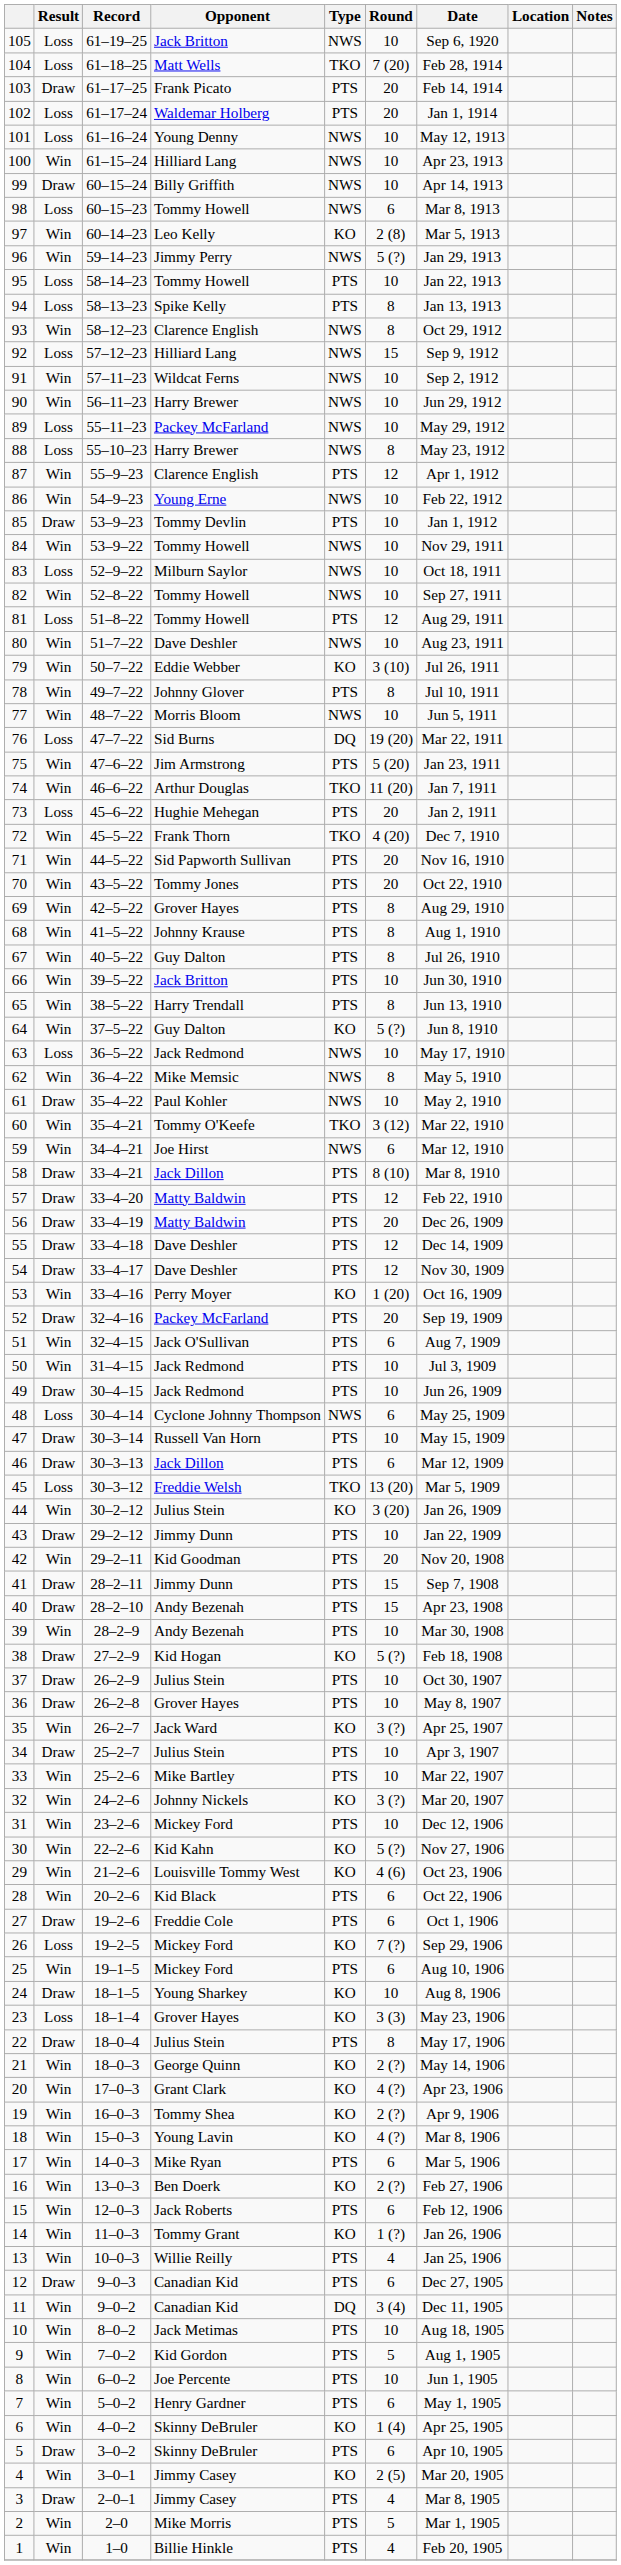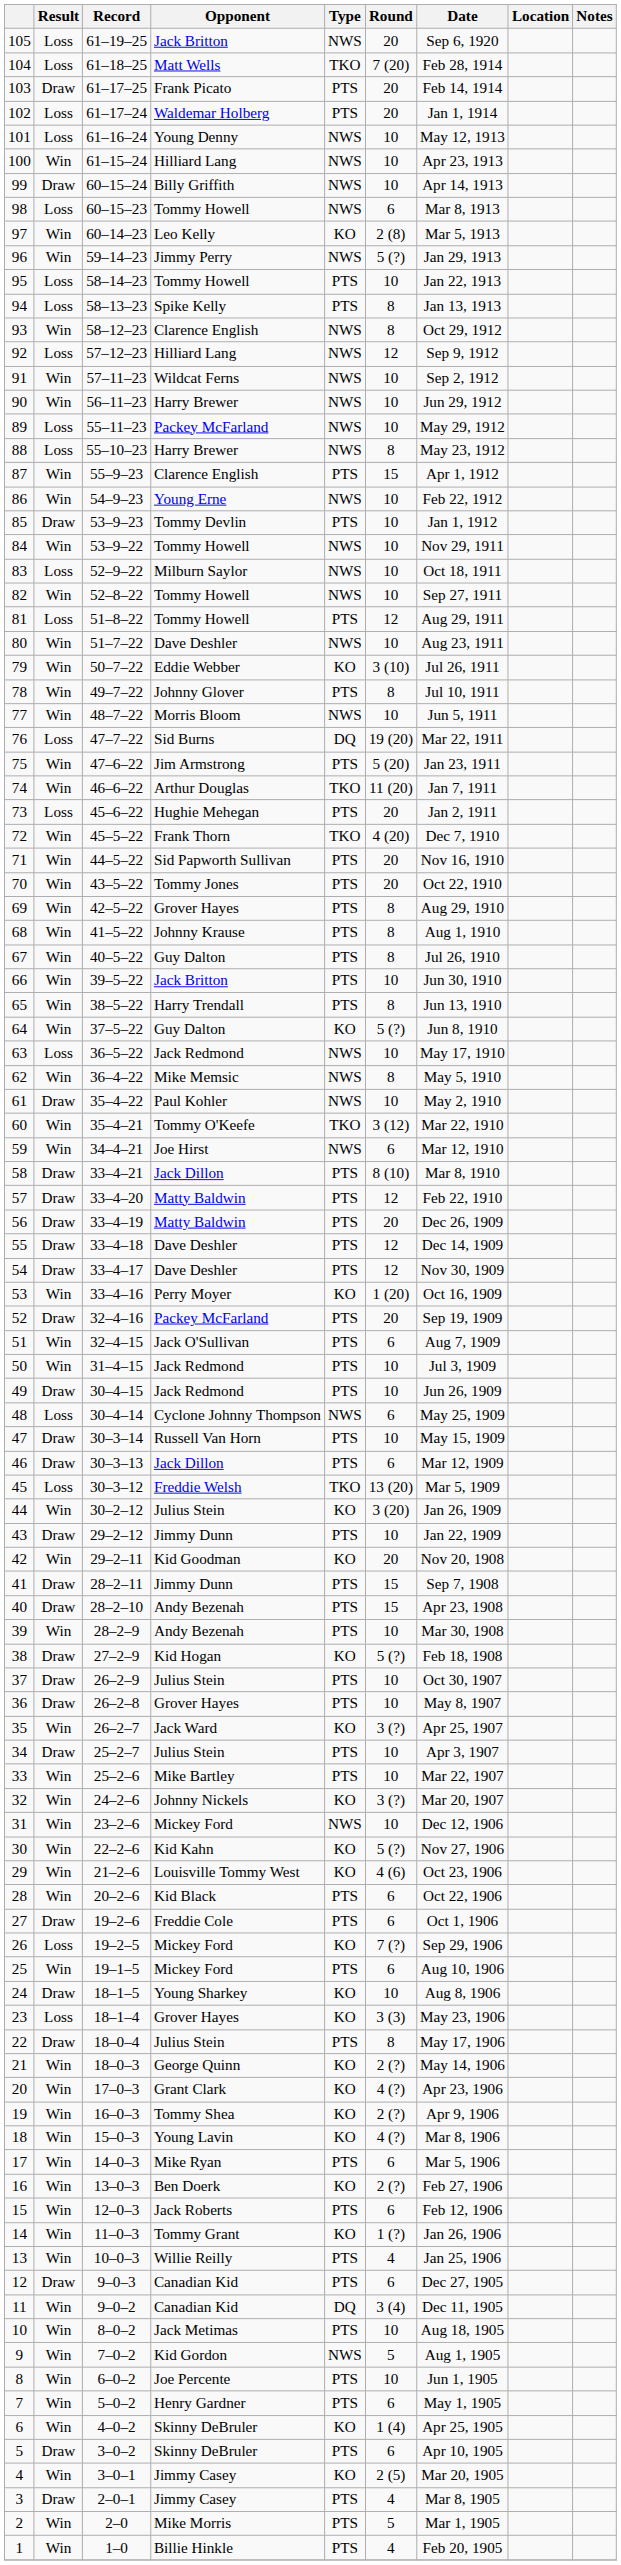(391, 40) 10 -> (391, 40) 20
(391, 354) 15 -> (391, 354) 12
(391, 474) 12 -> (391, 474) 15
(345, 1559) PTS -> (345, 1559) KO
(345, 1824) PTS -> (345, 1824) NWS
(345, 2354) PTS -> (345, 2354) NWS
